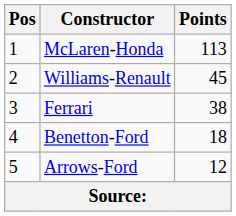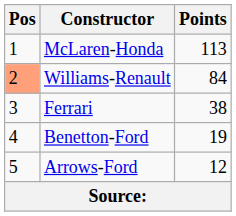(13, 78) no background -> (13, 78) lightsalmon background
(218, 78) 45 -> (218, 78) 84
(218, 137) 18 -> (218, 137) 19
